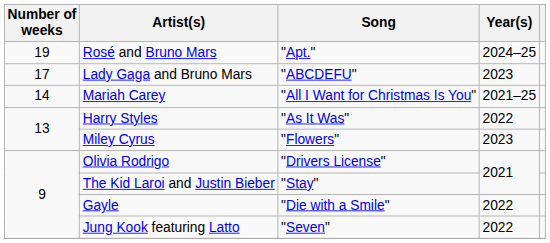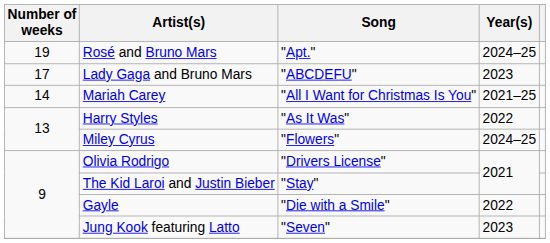(498, 140) 2023 -> (509, 140) 2024–25
(498, 227) 2022 -> (498, 227) 2023
